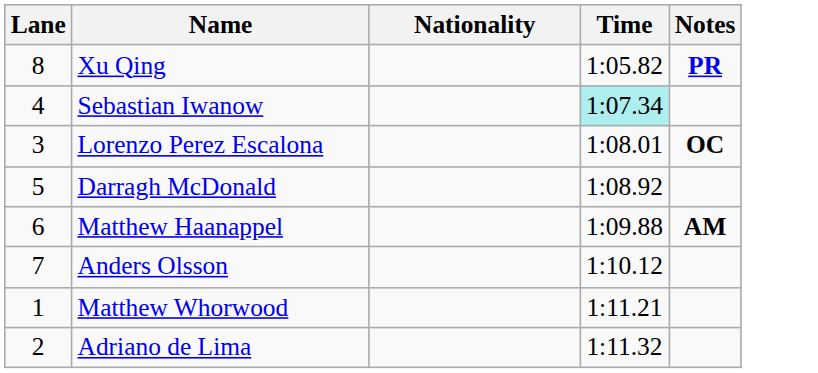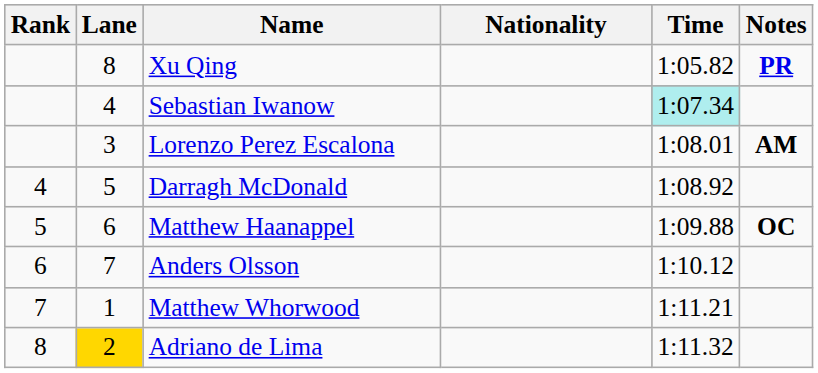+ column: (40, 24)
(705, 145) OC -> (776, 145) AM
(705, 226) AM -> (776, 226) OC
(38, 347) no background -> (109, 347) gold background
